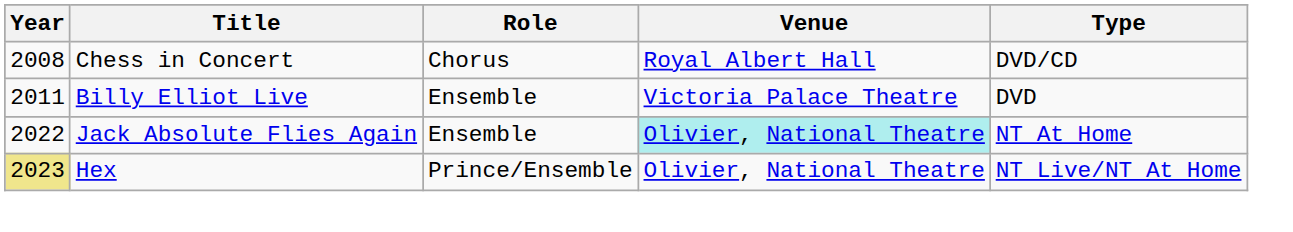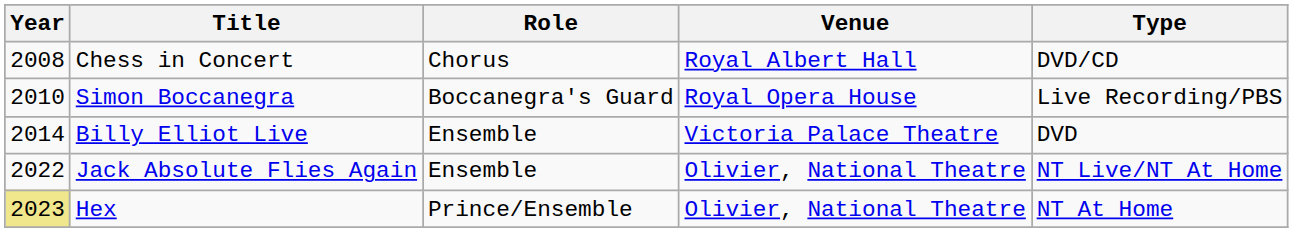+ row: (185, 98)
(38, 98) 2011 -> (38, 135) 2014
(814, 135) paleturquoise background -> (855, 172) no background
(1064, 135) NT At Home -> (1160, 172) NT Live/NT At Home
(1119, 172) NT Live/NT At Home -> (1105, 209) NT At Home
